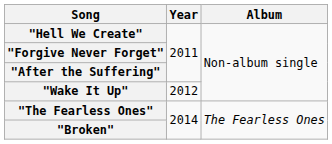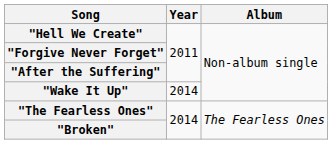(184, 91) 2012 -> (184, 91) 2014
